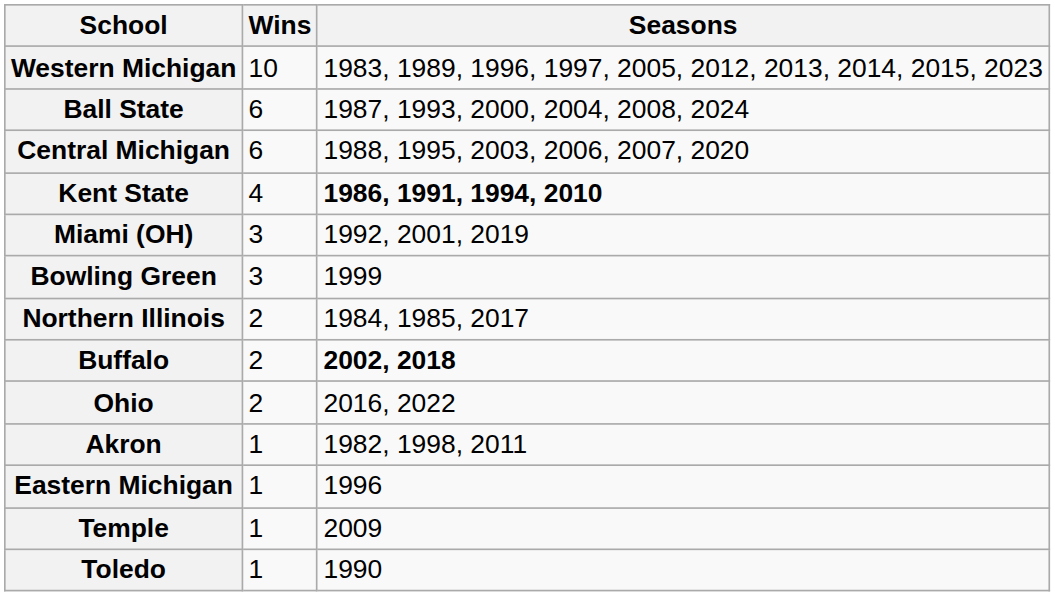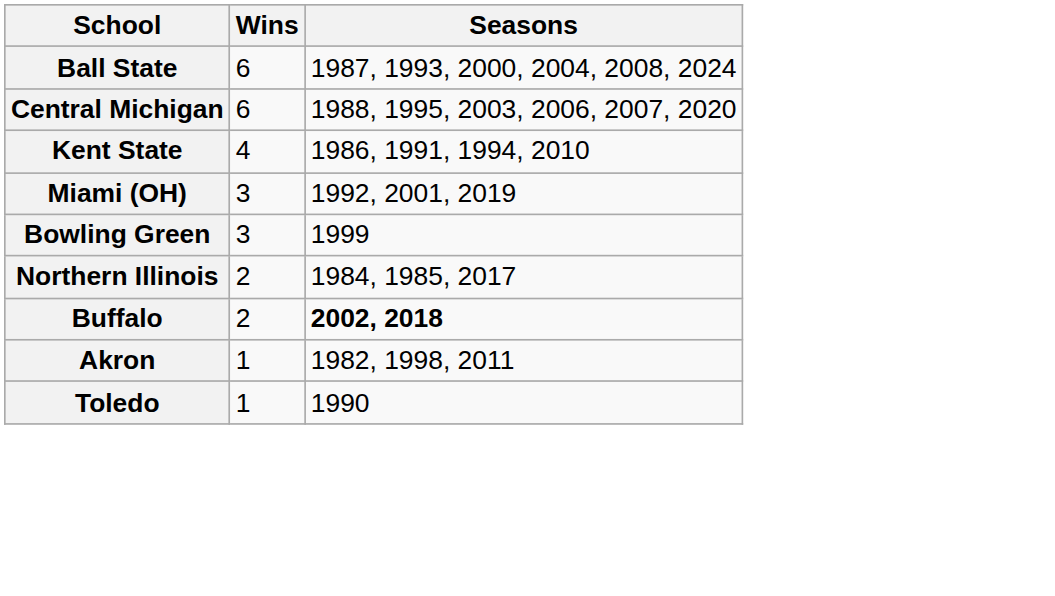- row: (124, 67)
(463, 192) bold -> (450, 151) normal
- row: (124, 402)
- row: (124, 485)
- row: (124, 527)
